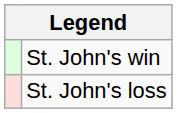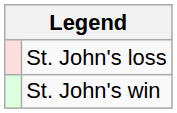rows swapped: (93, 57) <-> (96, 92)
